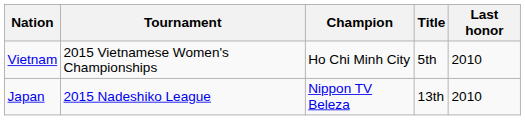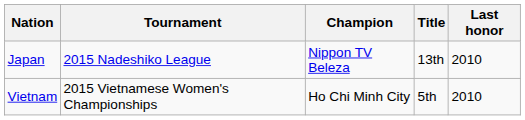rows swapped: (26, 96) <-> (32, 59)
